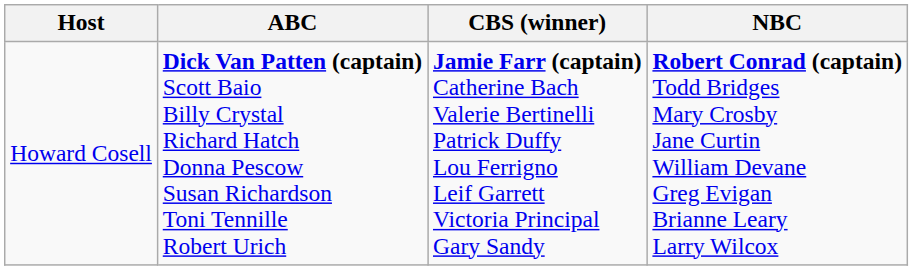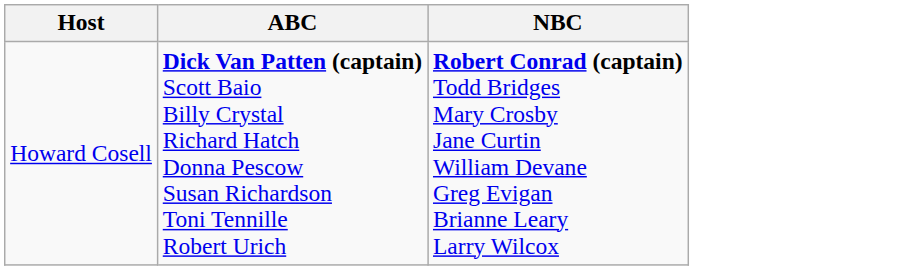- column: (537, 23)
